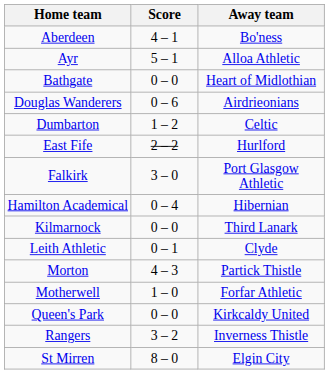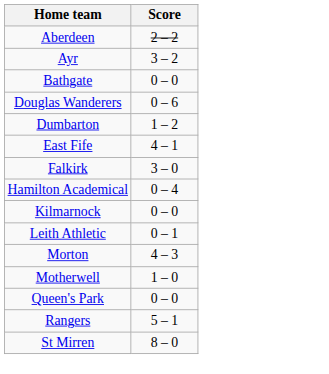- column: (261, 15)
(164, 37) 4 – 1 -> (164, 37) 2 – 2
(164, 59) 5 – 1 -> (164, 59) 3 – 2
(164, 146) 2 – 2 -> (164, 146) 4 – 1
(164, 336) 3 – 2 -> (164, 320) 5 – 1
